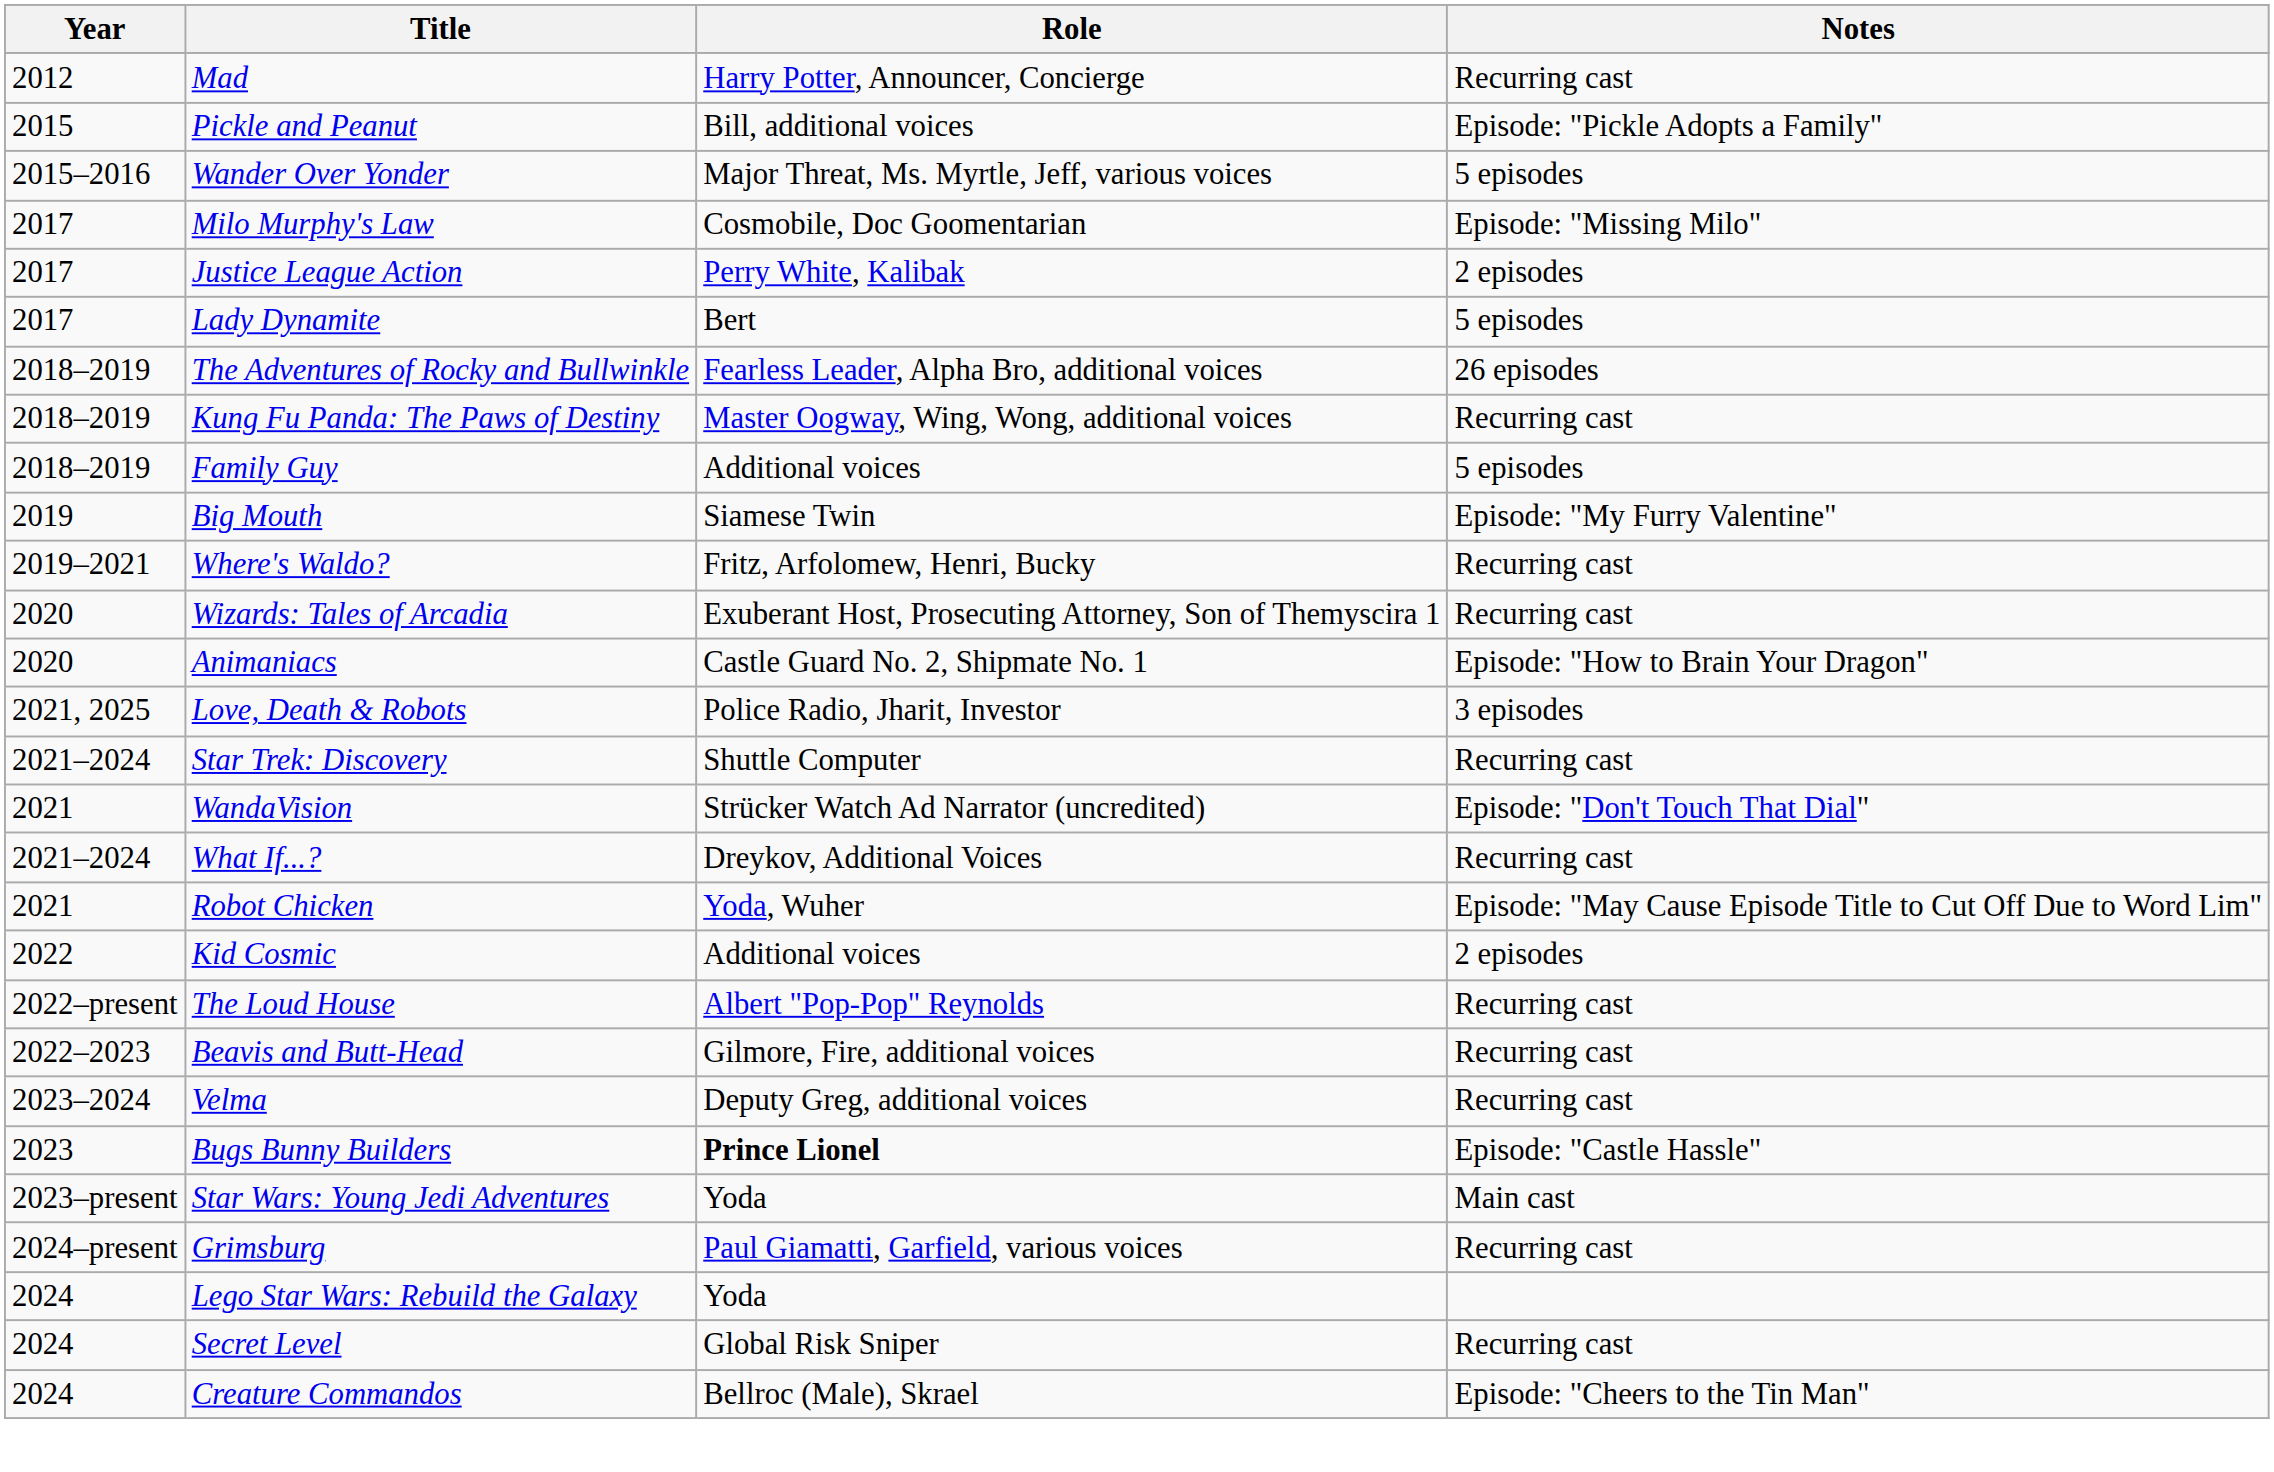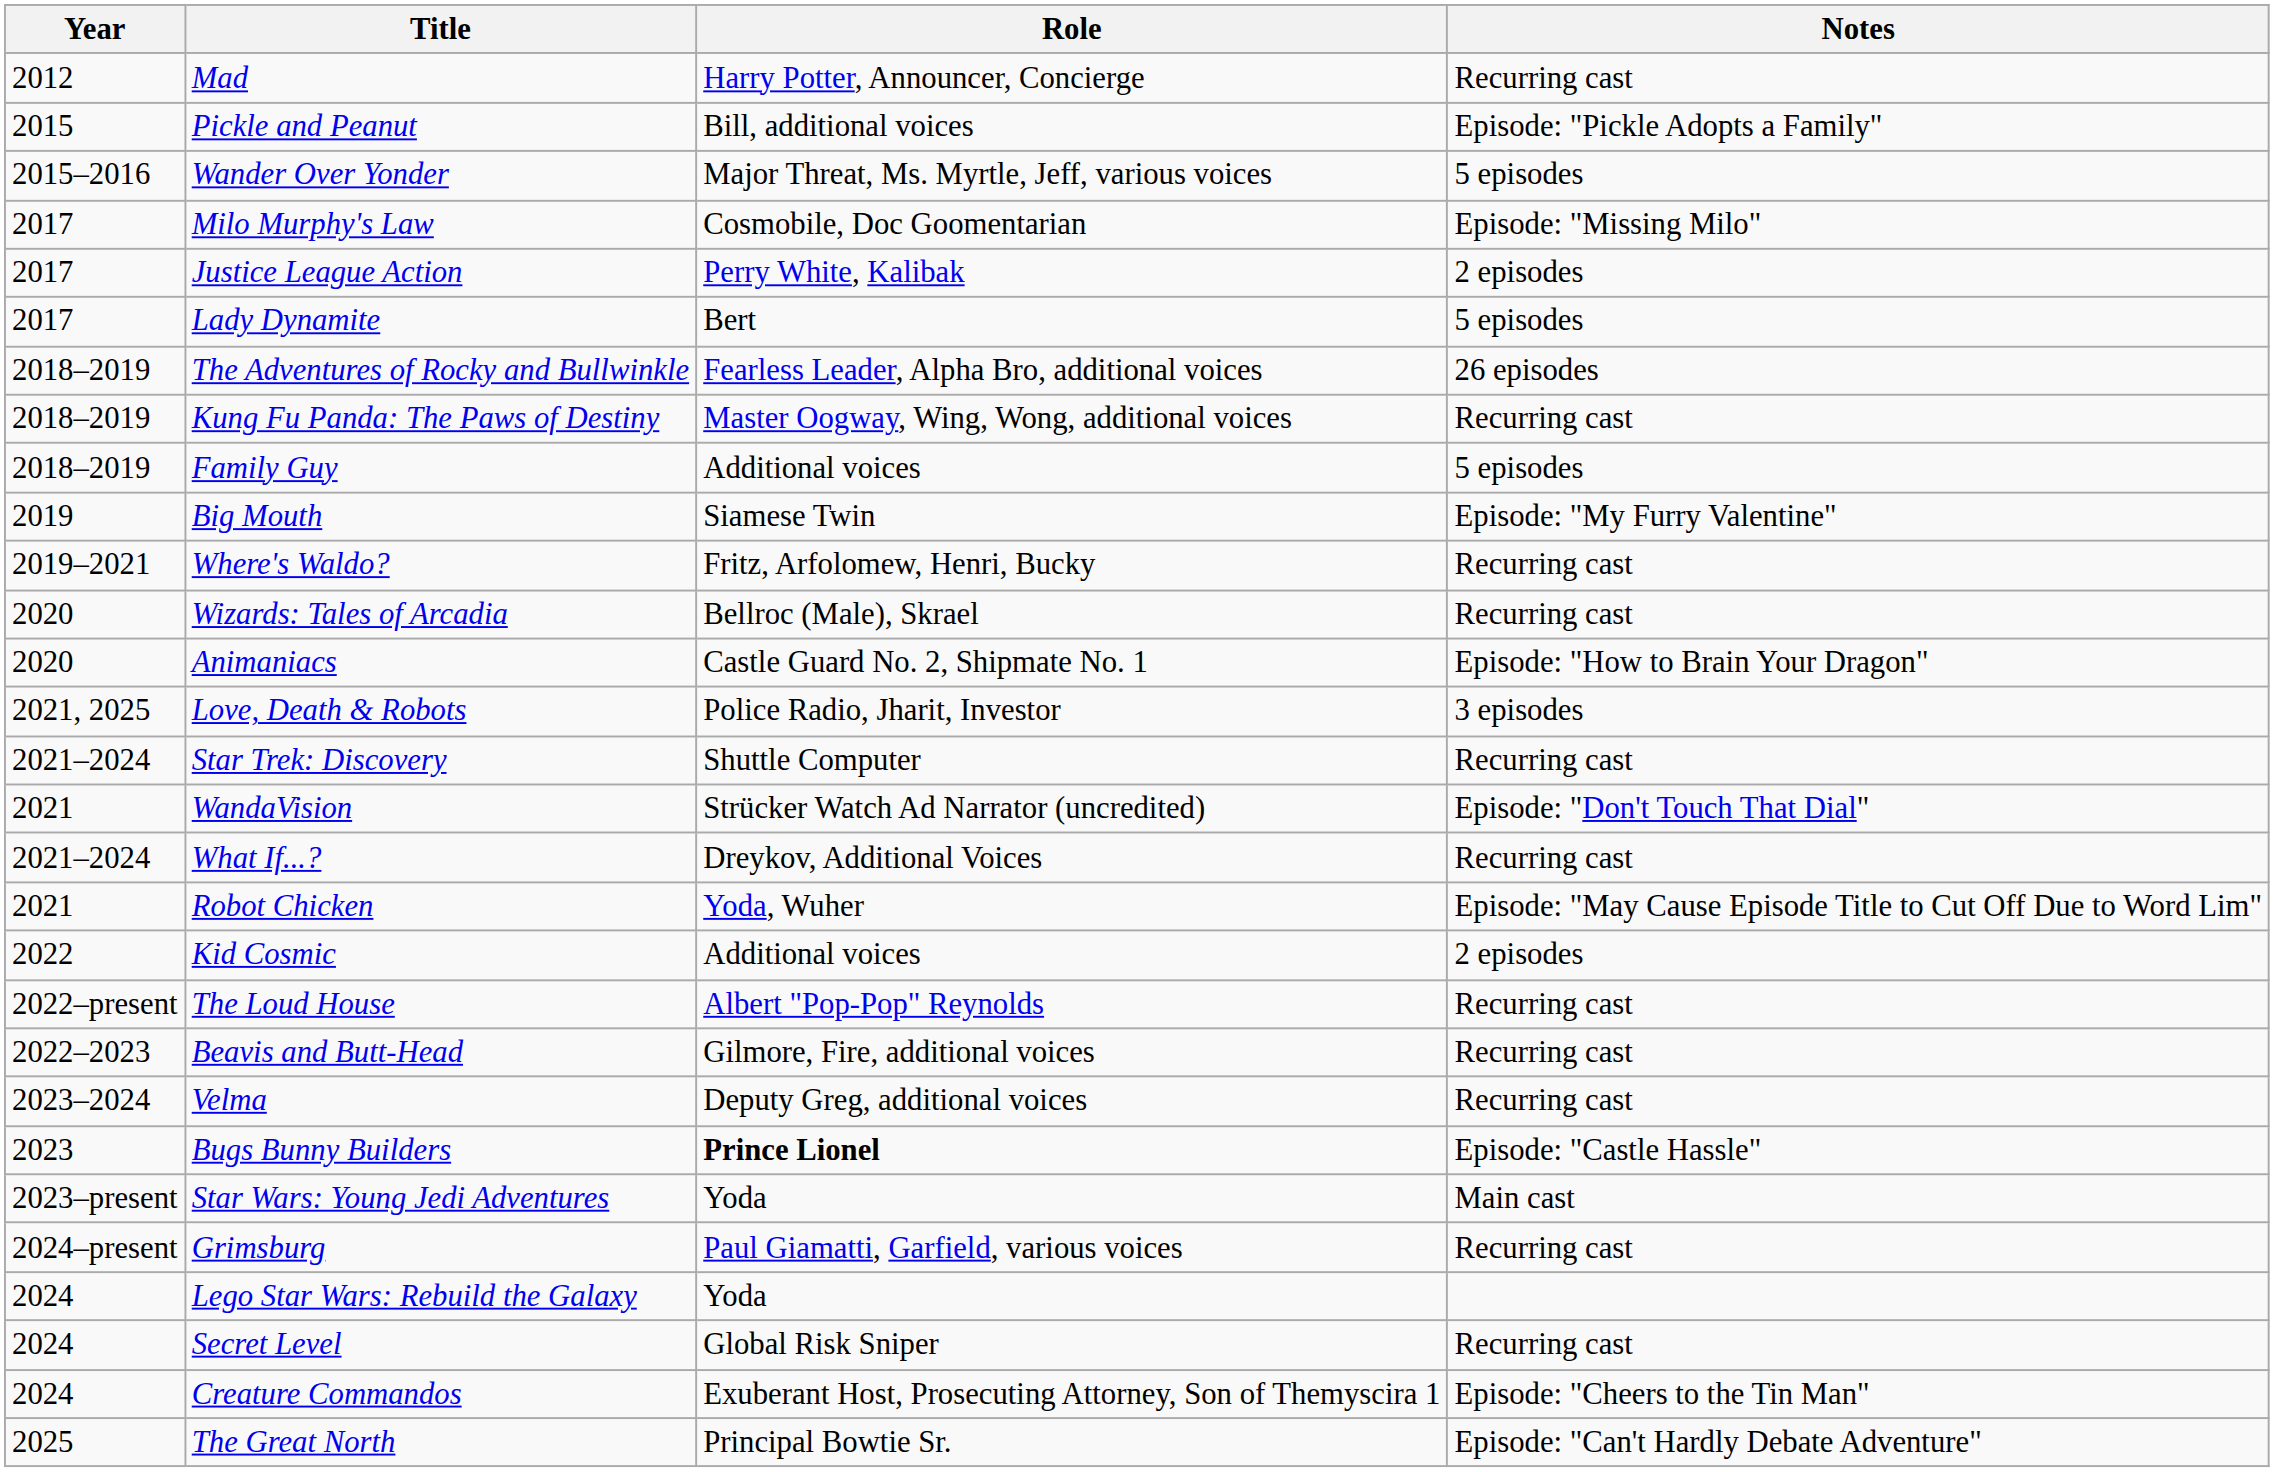(1072, 613) Exuberant Host, Prosecuting Attorney, Son of Themyscira 1 -> (841, 613) Bellroc (Male), Skrael
(841, 1393) Bellroc (Male), Skrael -> (1072, 1393) Exuberant Host, Prosecuting Attorney, Son of Themyscira 1
+ row: (294, 1441)
